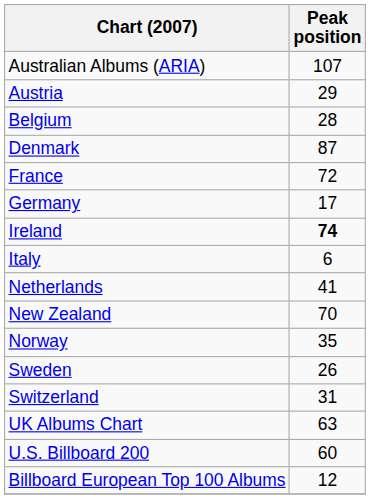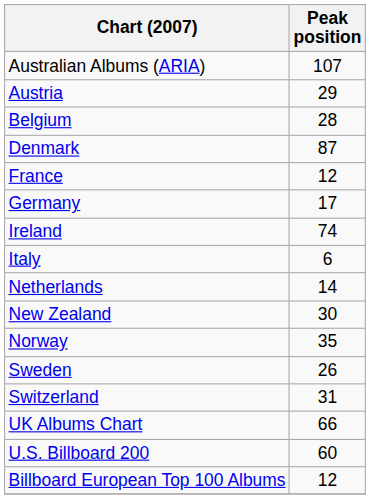(327, 176) 72 -> (327, 176) 12
(327, 231) bold -> (327, 231) normal
(327, 286) 41 -> (327, 286) 14
(327, 314) 70 -> (327, 314) 30
(327, 425) 63 -> (327, 425) 66
